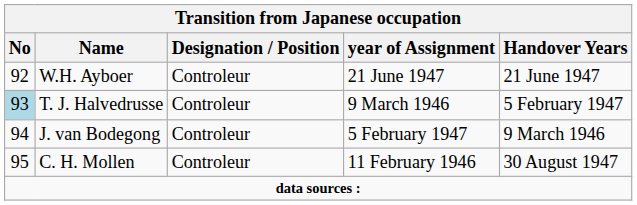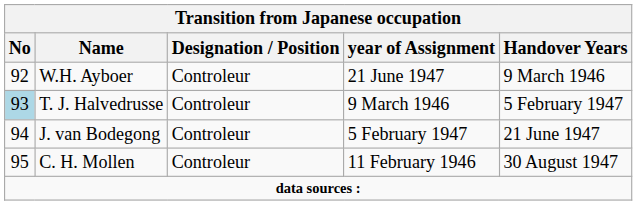(552, 76) 21 June 1947 -> (554, 76) 9 March 1946
(554, 133) 9 March 1946 -> (552, 133) 21 June 1947
